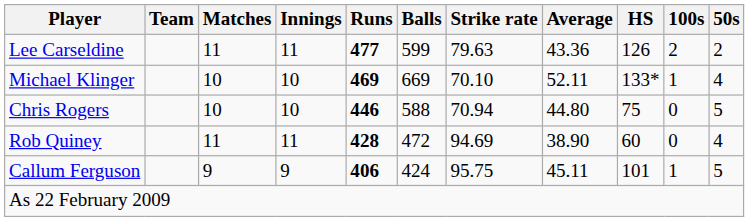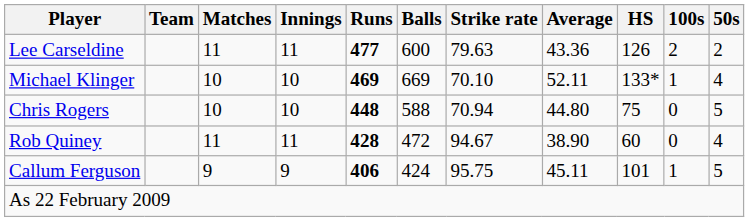(416, 49) 599 -> (416, 49) 600
(365, 110) 446 -> (365, 110) 448
(472, 140) 94.69 -> (472, 140) 94.67
